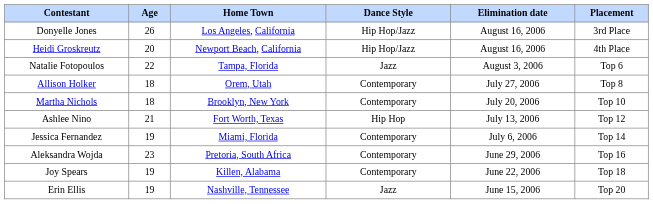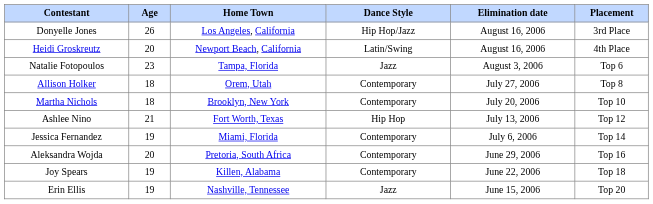(388, 48) Hip Hop/Jazz -> (388, 48) Latin/Swing
(150, 66) 22 -> (150, 66) 23
(150, 154) 23 -> (150, 154) 20
